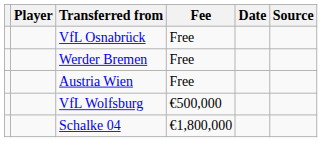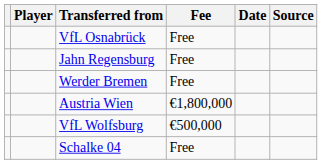+ row: (107, 59)
(182, 81) Free -> (201, 103) €1,800,000
(201, 125) €1,800,000 -> (182, 147) Free
